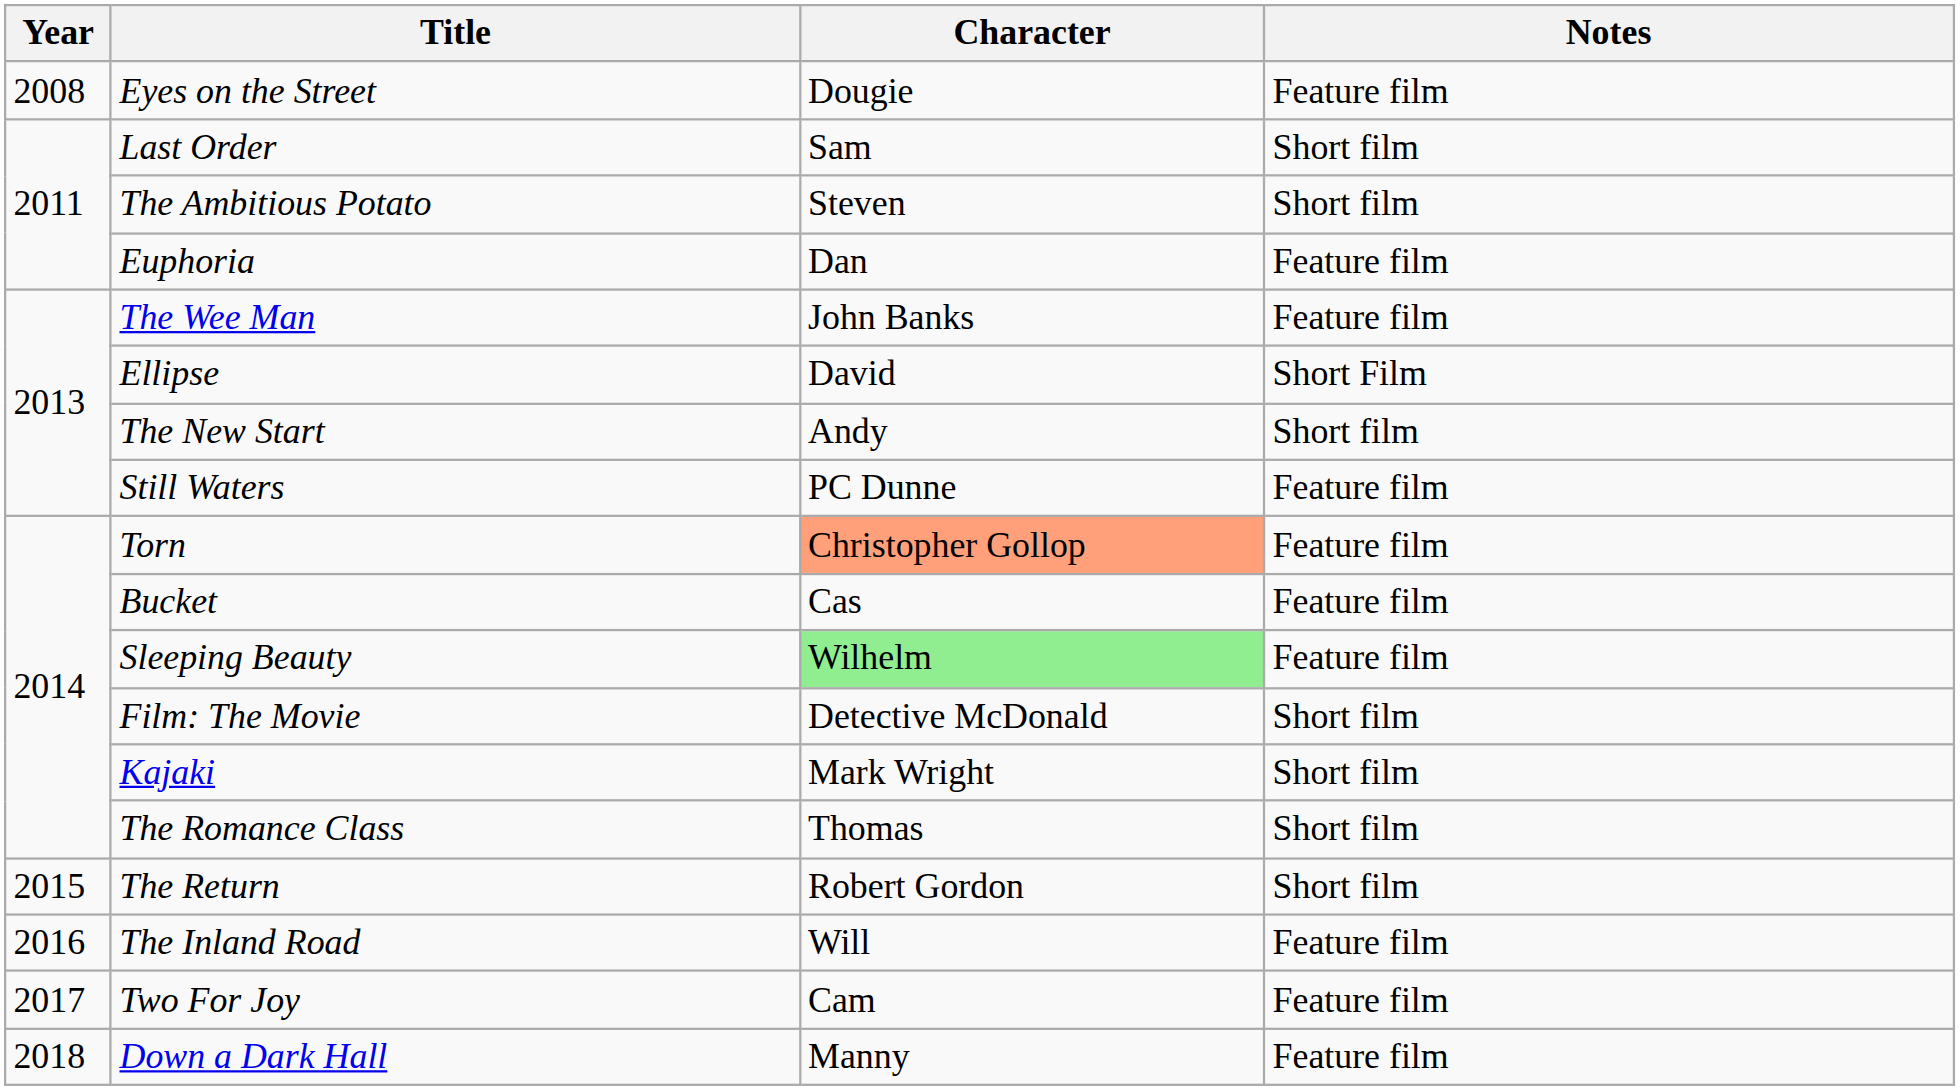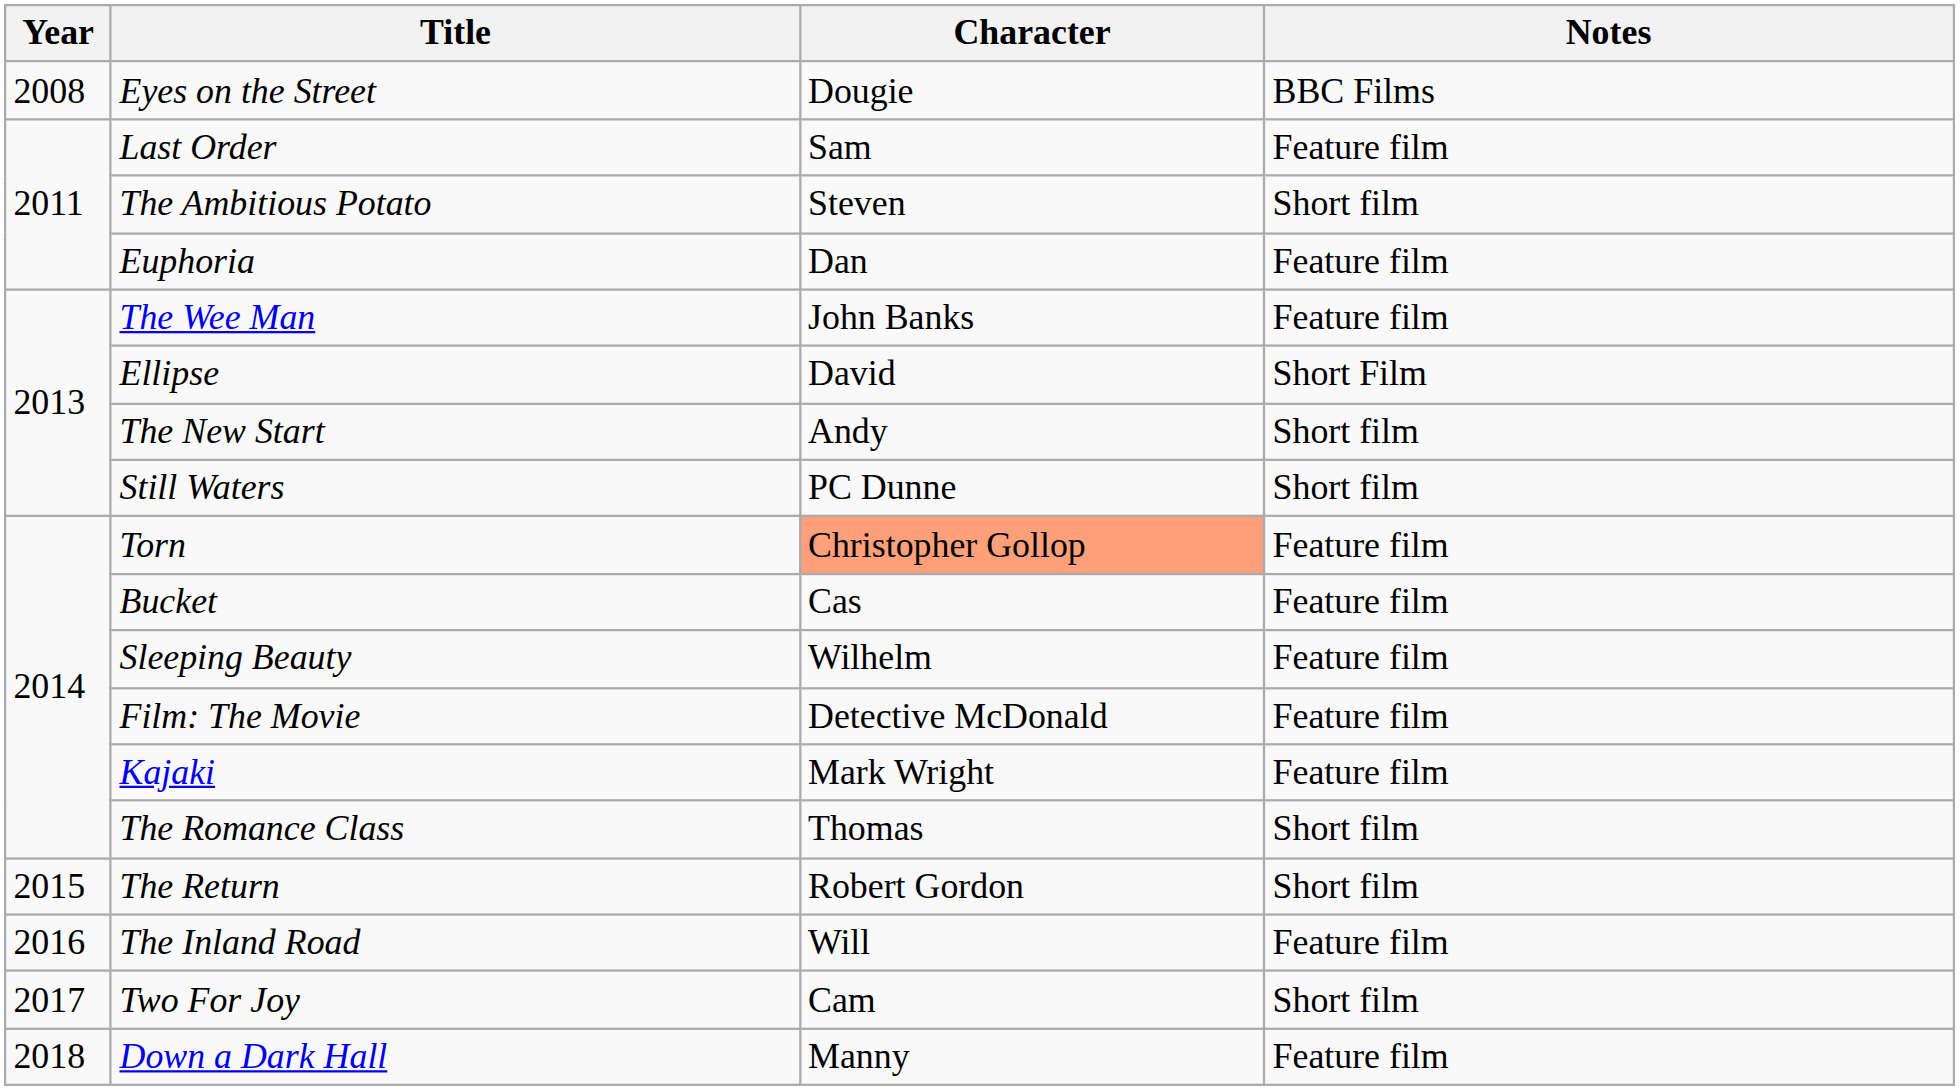(1361, 89) Feature film -> (1354, 89) BBC Films
(1346, 146) Short film -> (1361, 146) Feature film
(1361, 487) Feature film -> (1346, 487) Short film
(870, 658) lightgreen background -> (870, 658) no background
(1346, 714) Short film -> (1361, 714) Feature film
(1346, 771) Short film -> (1361, 771) Feature film
(1361, 999) Feature film -> (1346, 999) Short film
